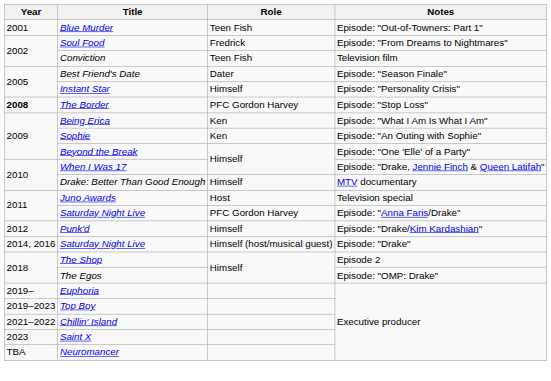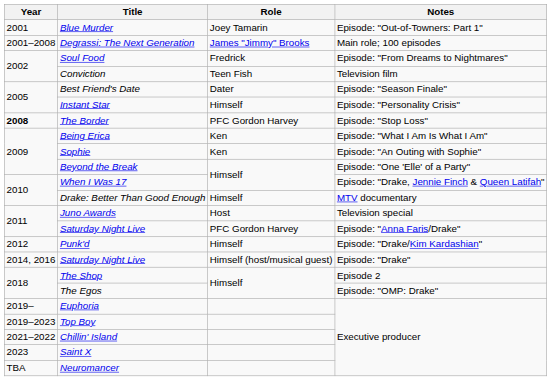(231, 27) Teen Fish -> (239, 27) Joey Tamarin
+ row: (127, 43)
